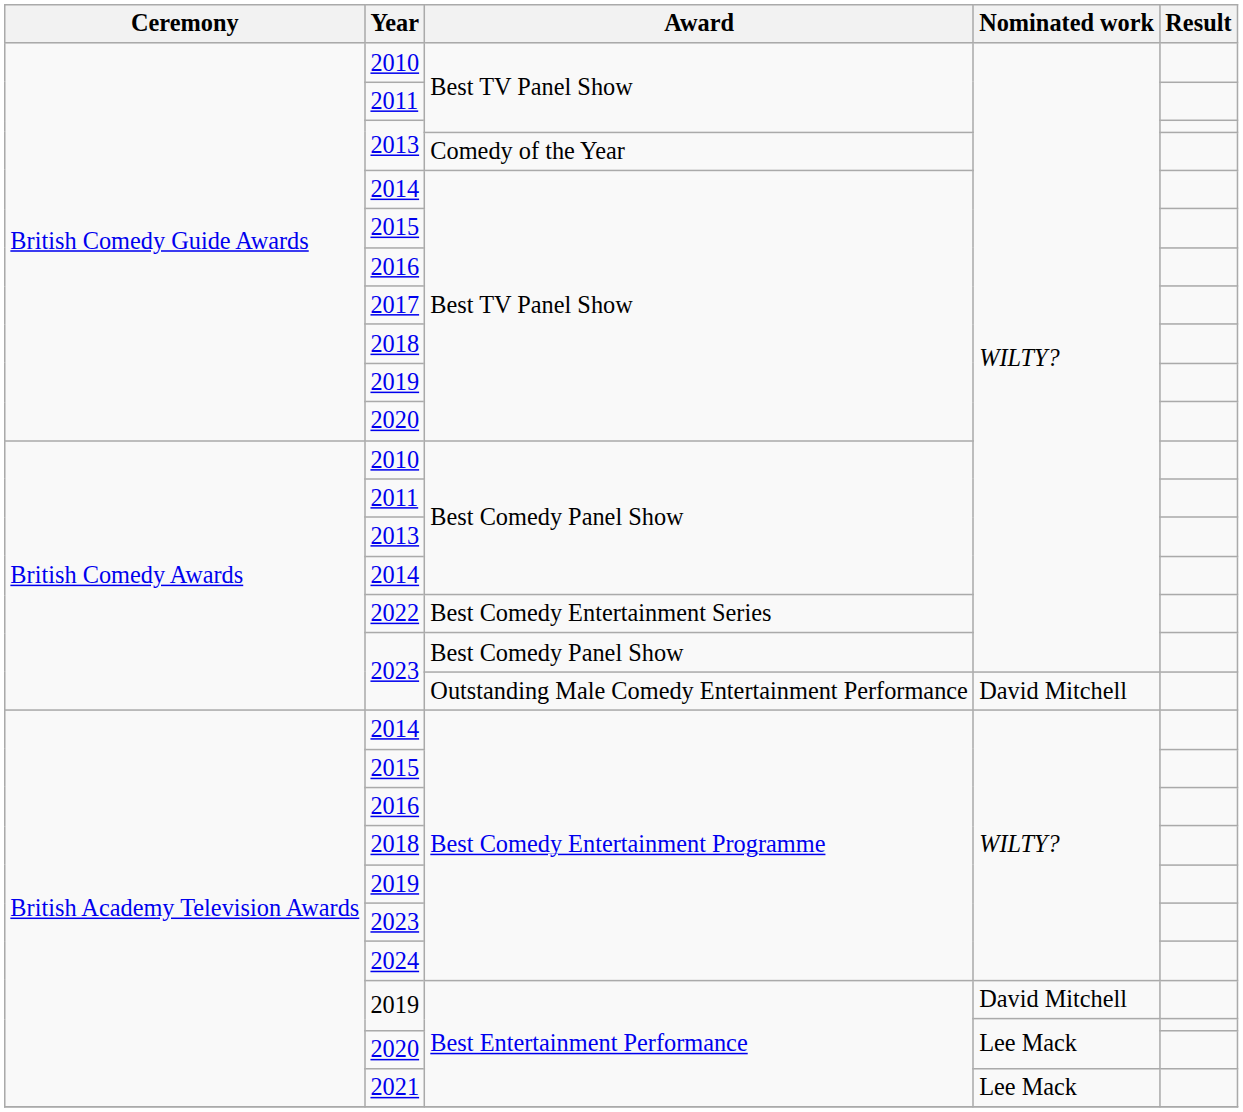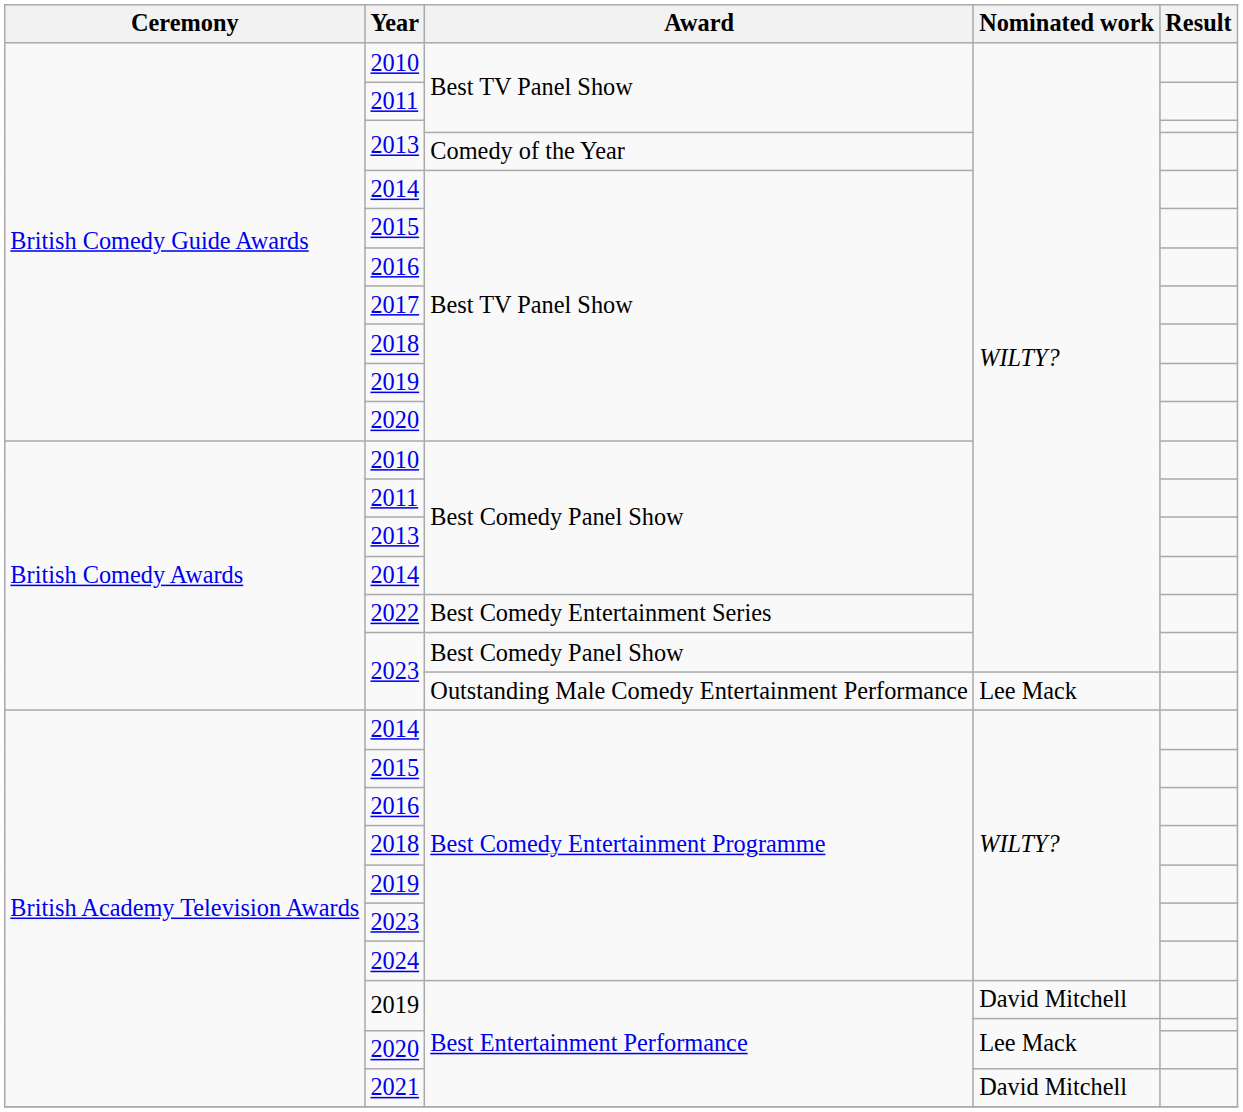(1053, 690) David Mitchell -> (1028, 690) Lee Mack
(1028, 1087) Lee Mack -> (1053, 1087) David Mitchell
